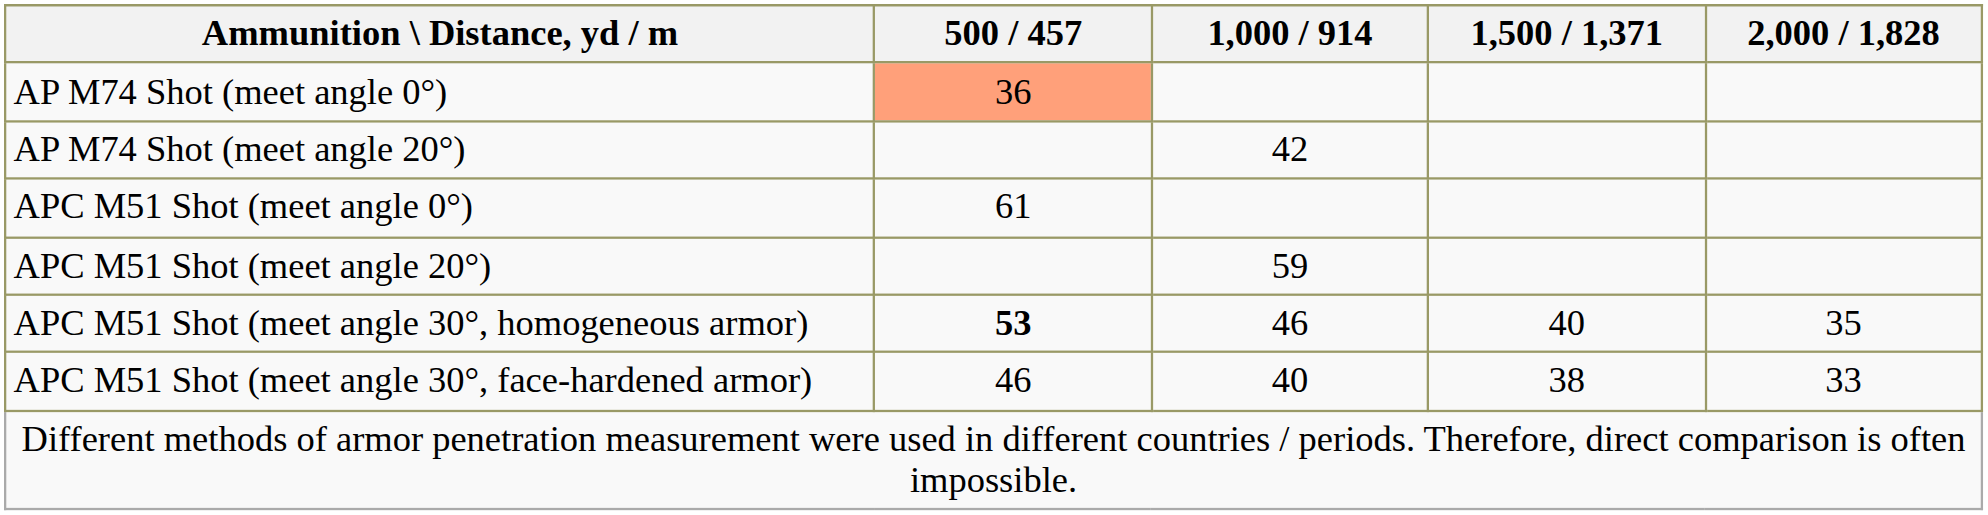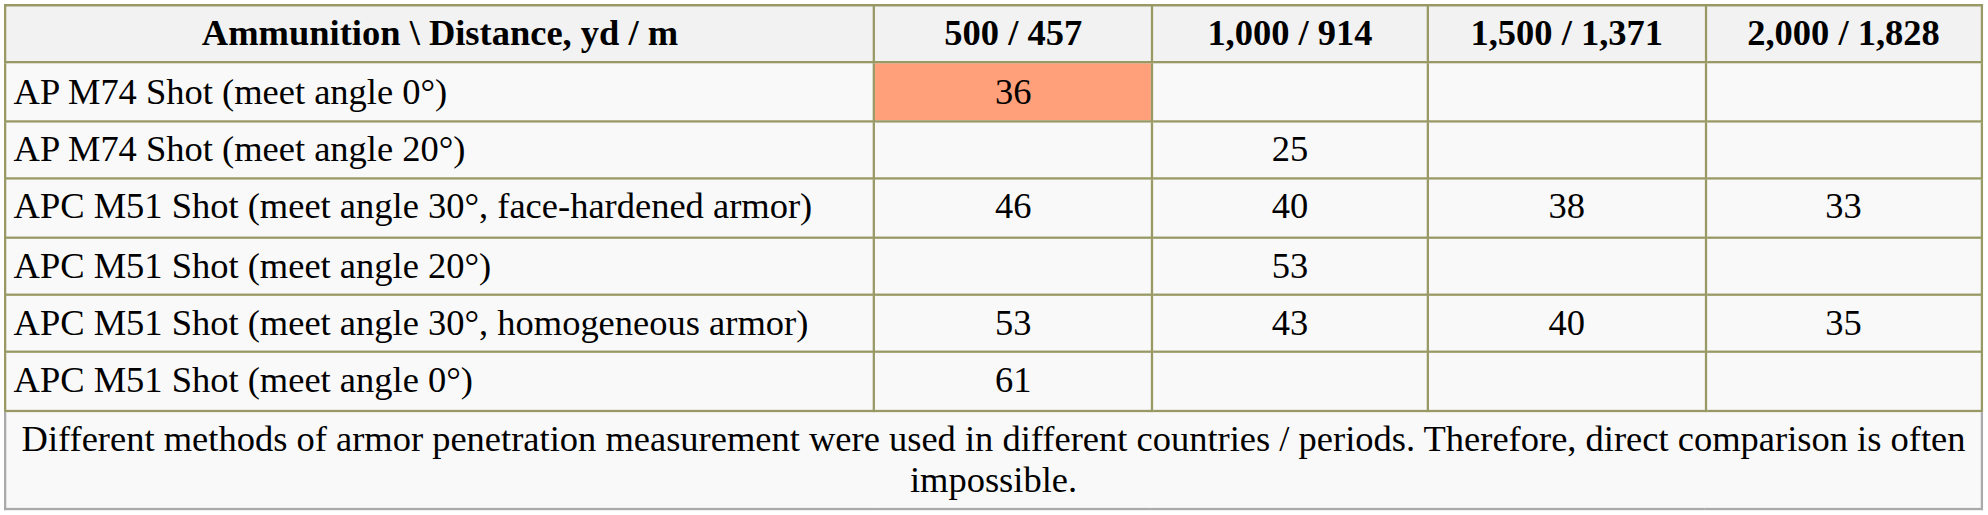(1290, 149) 42 -> (1290, 149) 25
rows swapped: (243, 206) <-> (413, 380)
(1290, 264) 59 -> (1290, 264) 53
(1013, 322) bold -> (1013, 322) normal
(1290, 322) 46 -> (1290, 322) 43
